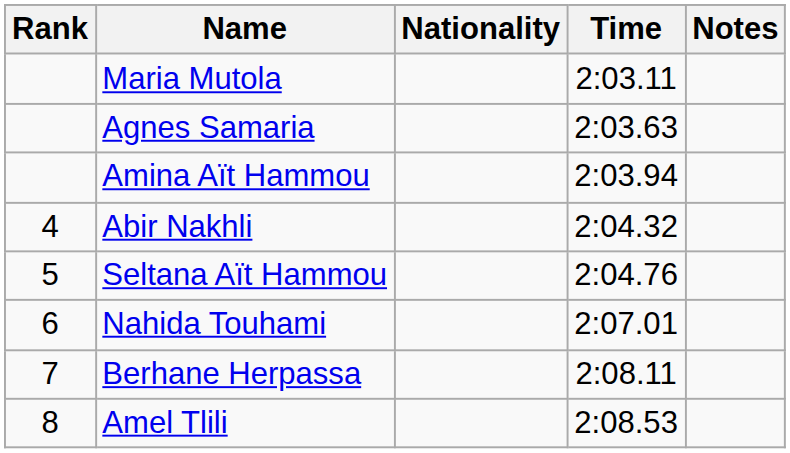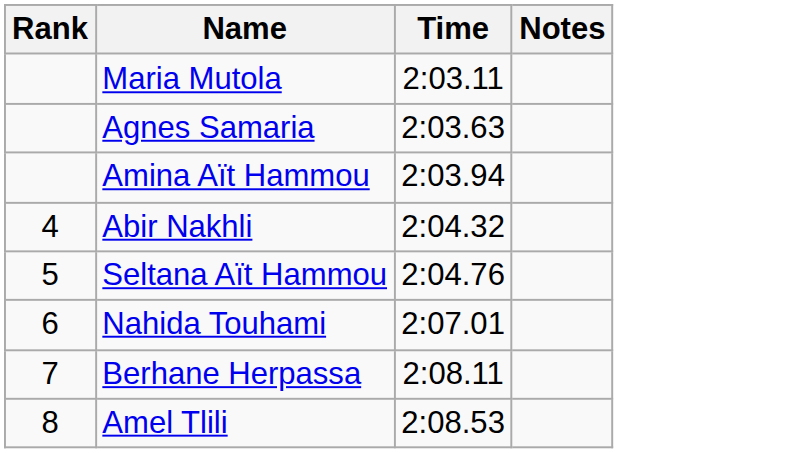- column: (481, 29)
